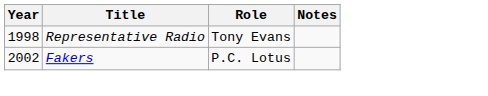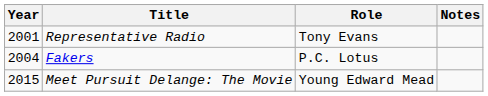(24, 37) 1998 -> (24, 37) 2001
(24, 59) 2002 -> (24, 59) 2004
+ row: (169, 80)
